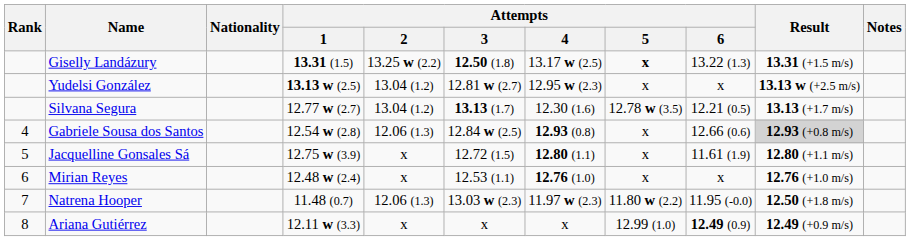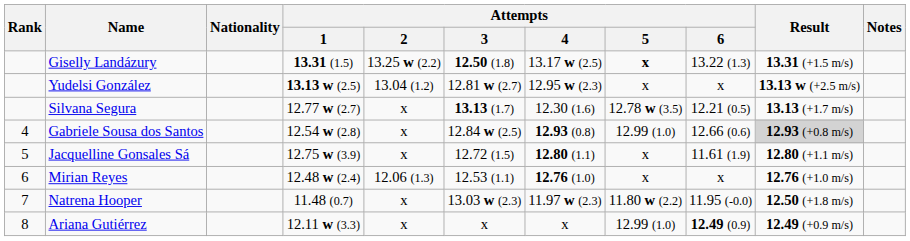(404, 108) 13.04 (1.2) -> (404, 108) x
(404, 131) 12.06 (1.3) -> (404, 131) x
(645, 131) x -> (645, 131) 12.99 (1.0)
(404, 177) x -> (404, 177) 12.06 (1.3)
(404, 200) 12.06 (1.3) -> (404, 200) x
